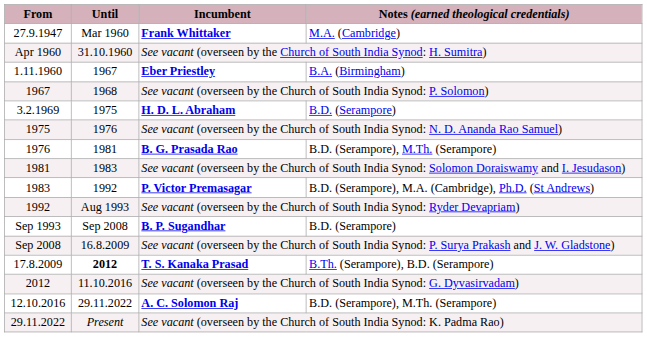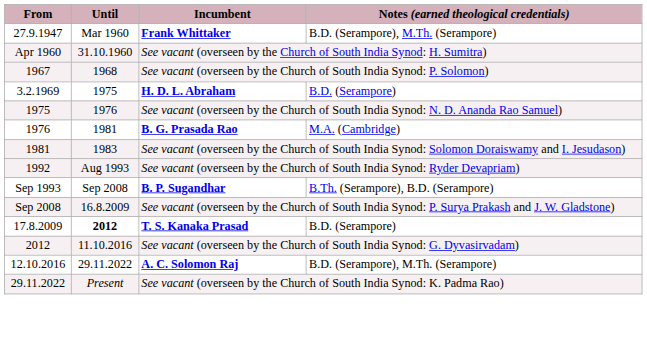(355, 33) M.A. (Cambridge) -> (403, 33) B.D. (Serampore), M.Th. (Serampore)
- row: (178, 71)
(403, 149) B.D. (Serampore), M.Th. (Serampore) -> (355, 129) M.A. (Cambridge)
- row: (196, 187)
(353, 226) B.D. (Serampore) -> (401, 187) B.Th. (Serampore), B.D. (Serampore)
(401, 264) B.Th. (Serampore), B.D. (Serampore) -> (353, 226) B.D. (Serampore)
